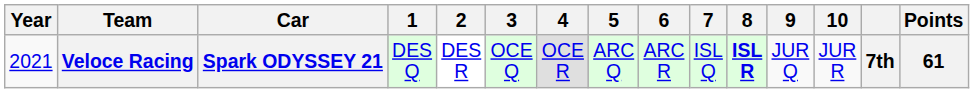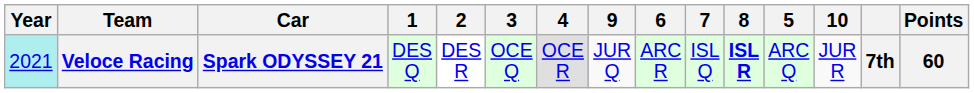columns swapped: (614, 20) <-> (790, 20)
(31, 61) no background -> (31, 61) paleturquoise background
(934, 61) 61 -> (934, 61) 60
